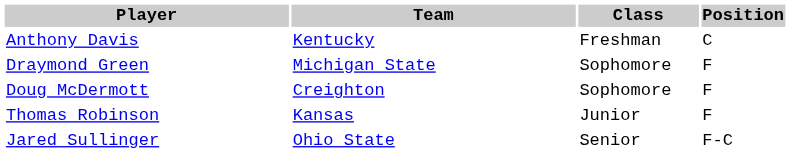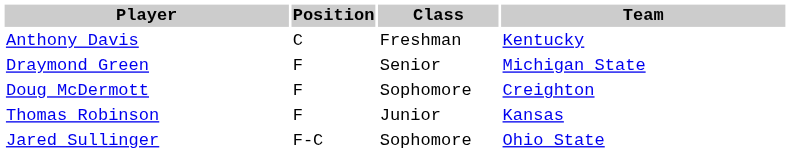columns swapped: (743, 16) <-> (433, 16)
(625, 66) Sophomore -> (410, 66) Senior
(610, 140) Senior -> (426, 140) Sophomore
